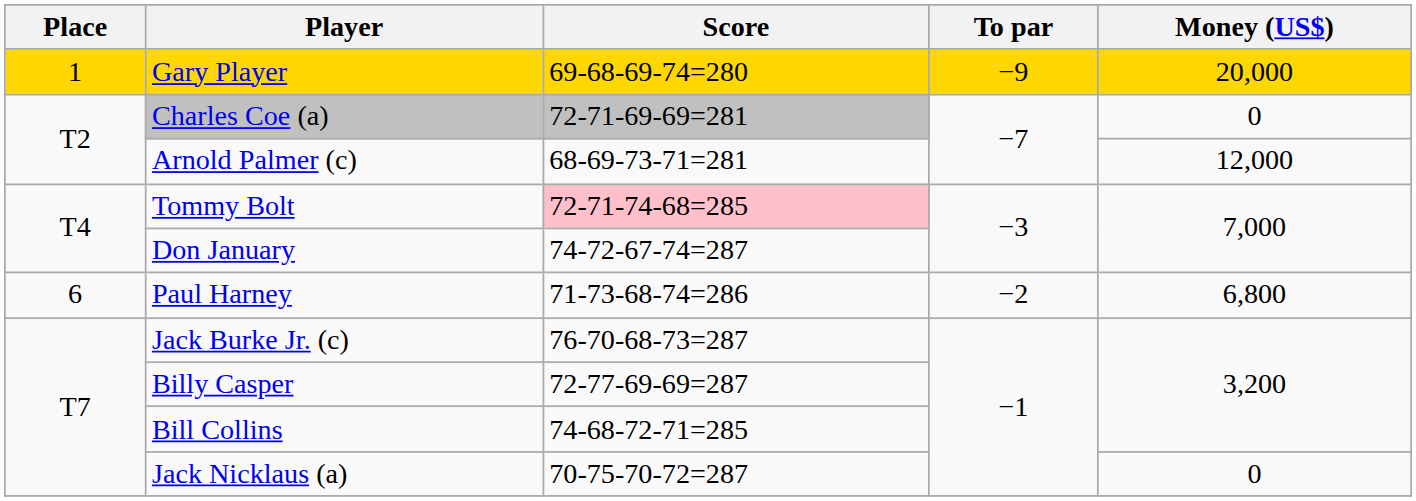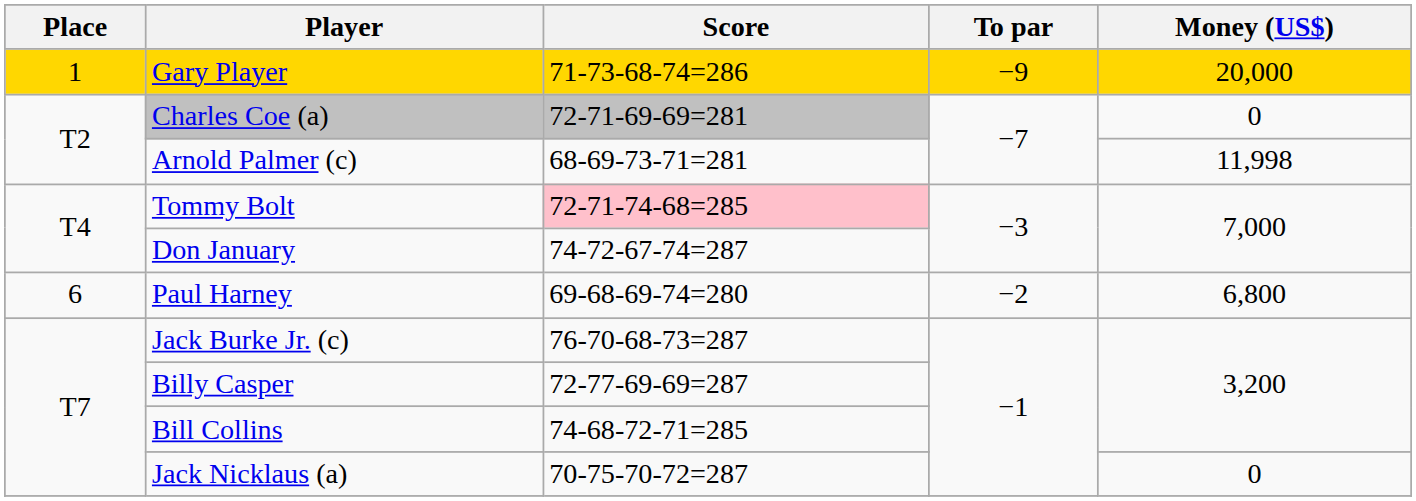(649, 71) 69-68-69-74=280 -> (649, 71) 71-73-68-74=286
(1254, 160) 12,000 -> (1254, 160) 11,998
(649, 294) 71-73-68-74=286 -> (649, 294) 69-68-69-74=280
